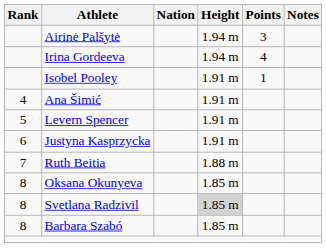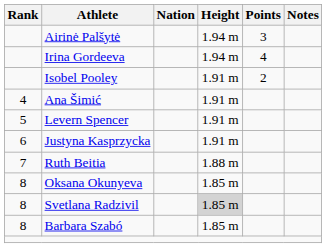(263, 78) 1 -> (263, 78) 2
